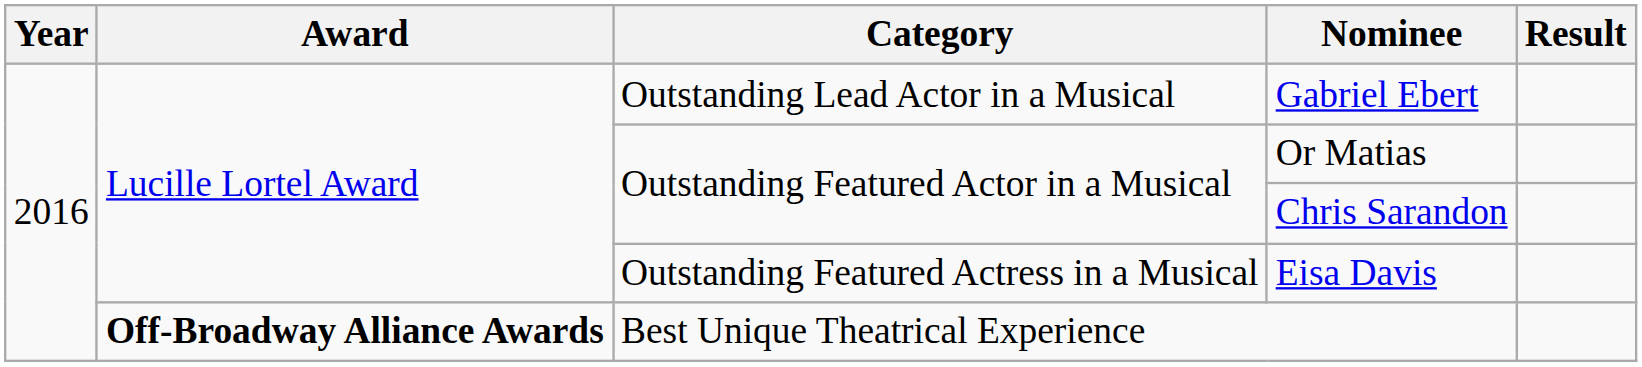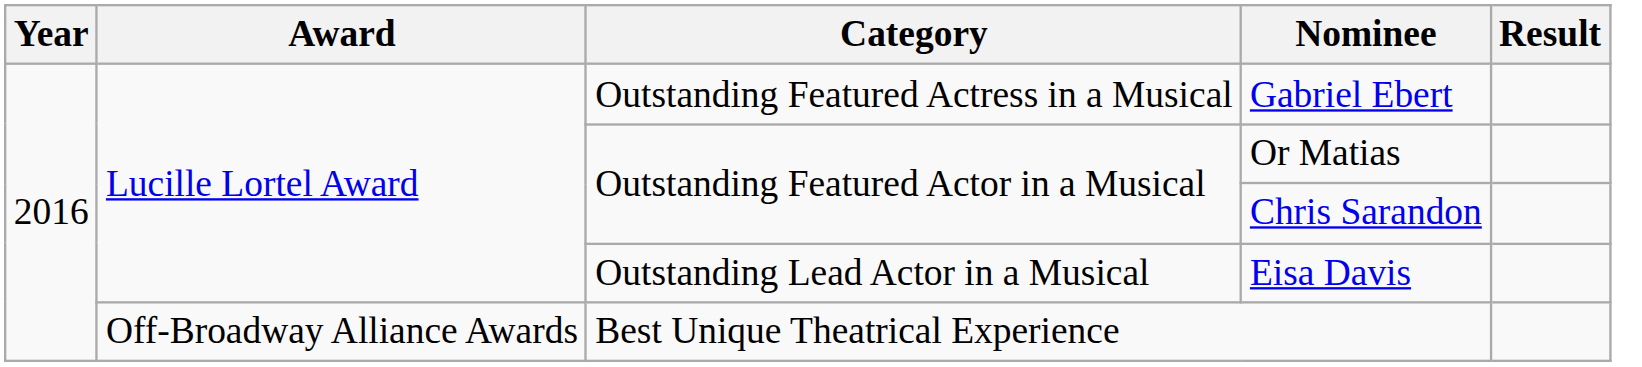(898, 93) Outstanding Lead Actor in a Musical -> (914, 93) Outstanding Featured Actress in a Musical
(940, 271) Outstanding Featured Actress in a Musical -> (872, 271) Outstanding Lead Actor in a Musical
(355, 331) bold -> (342, 331) normal
